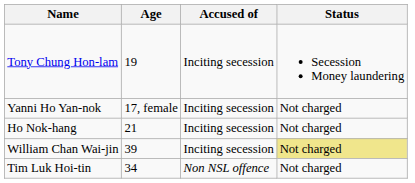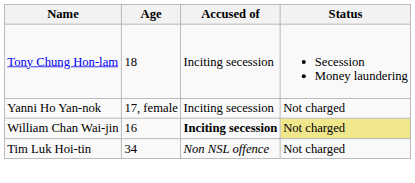(131, 61) 19 -> (131, 61) 18
- row: (42, 128)
(131, 148) 39 -> (131, 128) 16
(229, 148) normal -> (230, 128) bold
